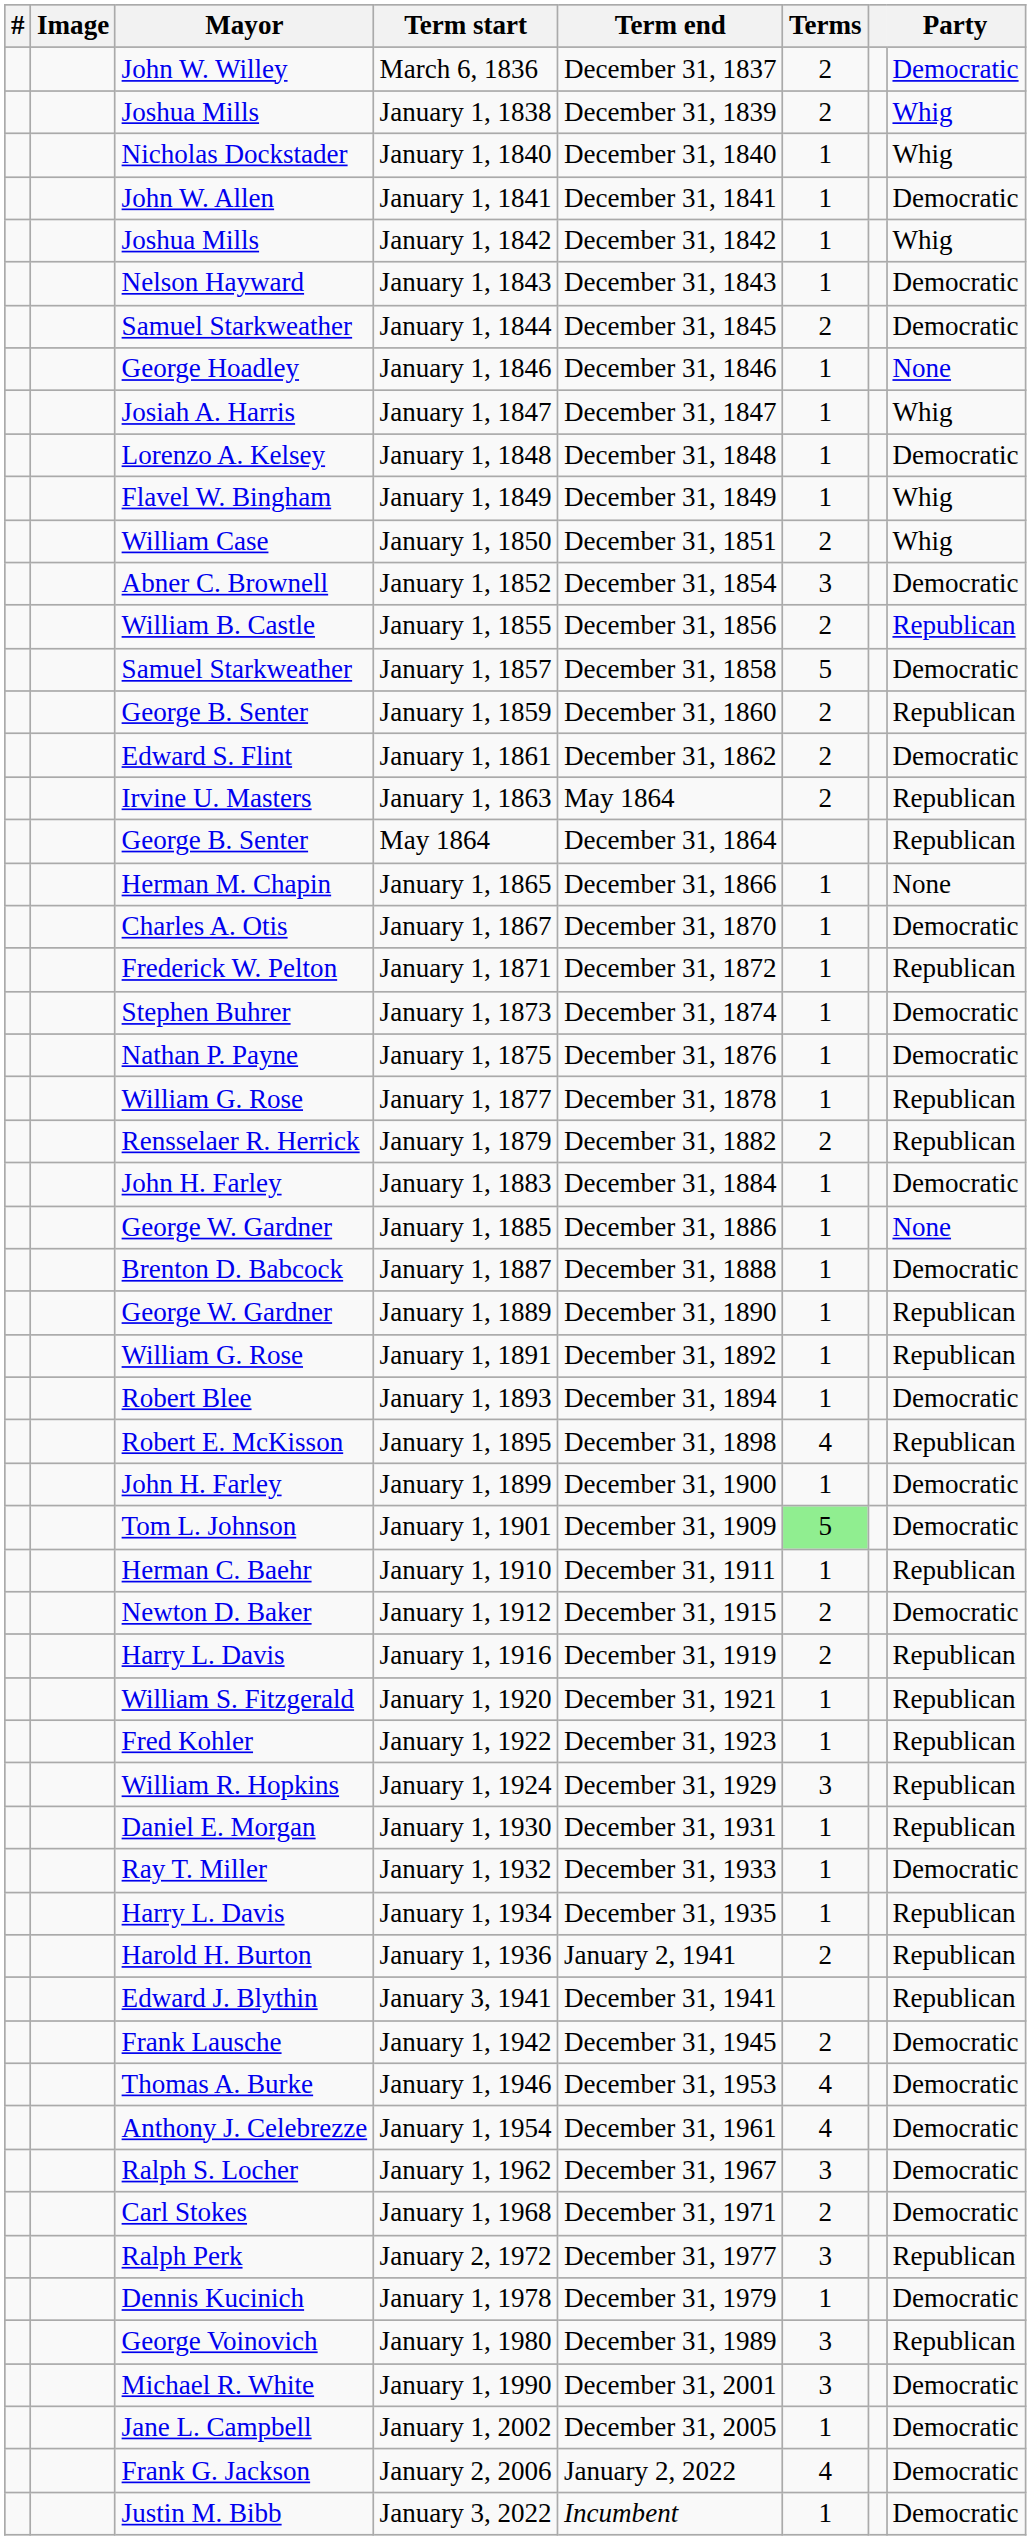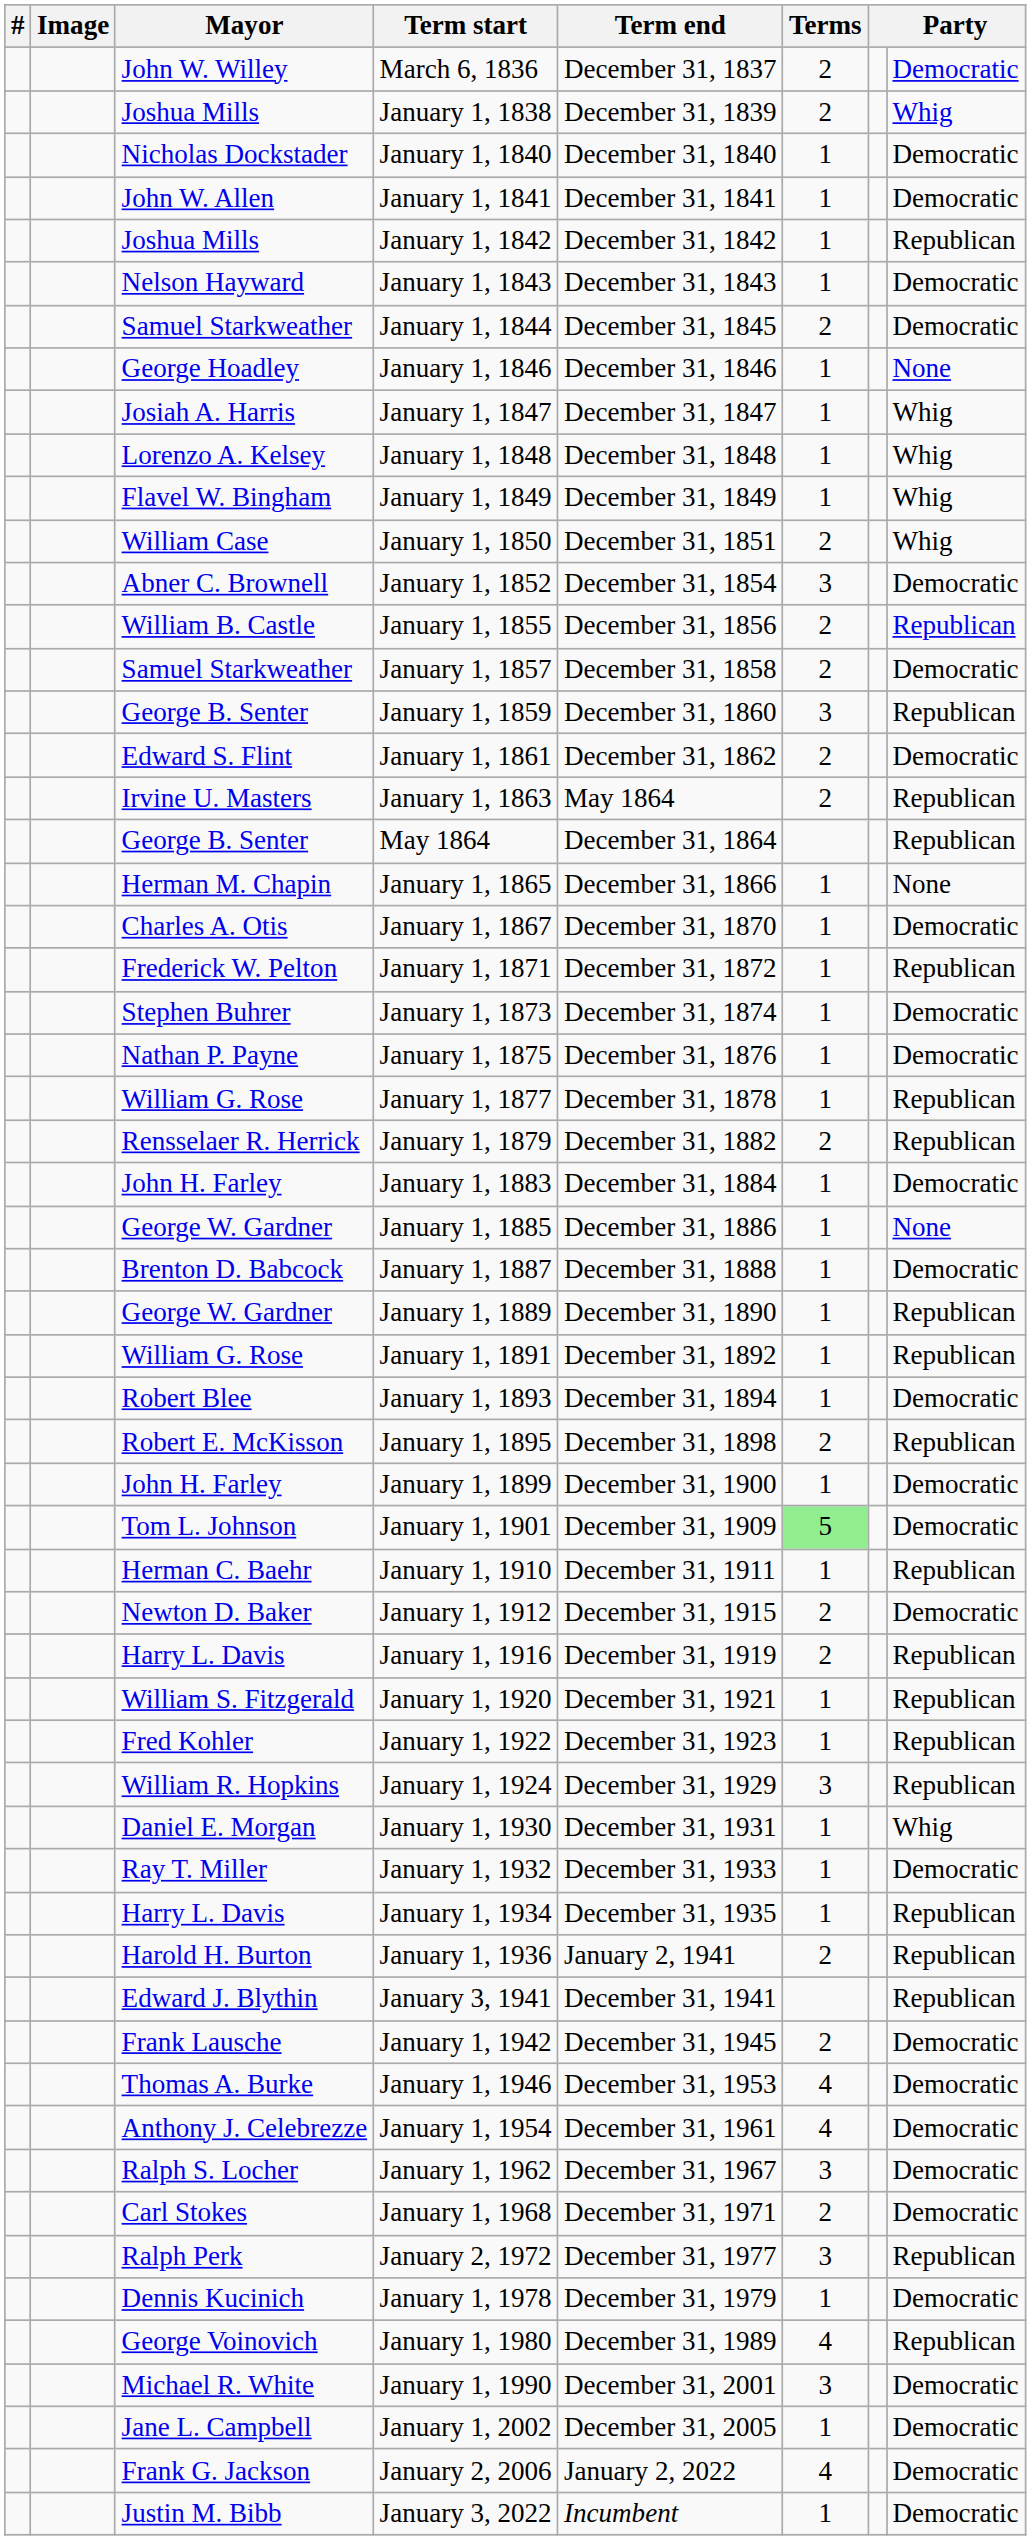(923, 154) Whig -> (956, 154) Democratic
(923, 240) Whig -> (954, 240) Republican
(956, 454) Democratic -> (923, 454) Whig
(825, 669) 5 -> (825, 669) 2
(825, 712) 2 -> (825, 712) 3
(825, 1441) 4 -> (825, 1441) 2
(954, 1827) Republican -> (923, 1827) Whig
(825, 2341) 3 -> (825, 2341) 4
